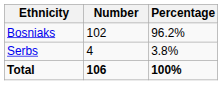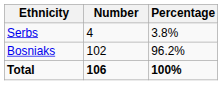rows swapped: (31, 32) <-> (23, 51)
